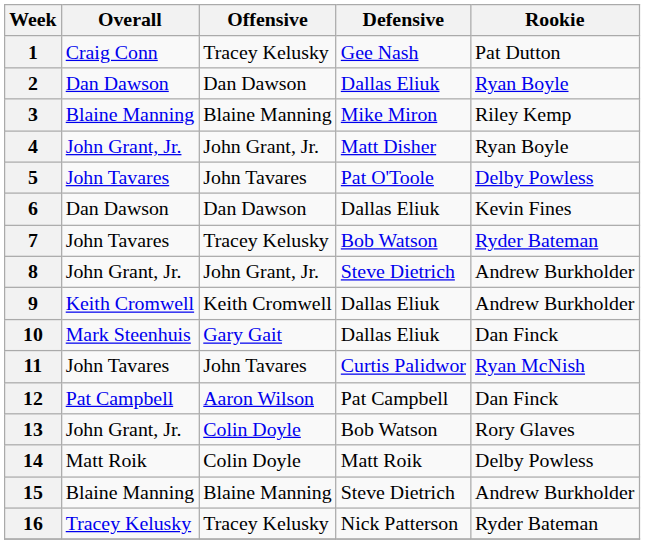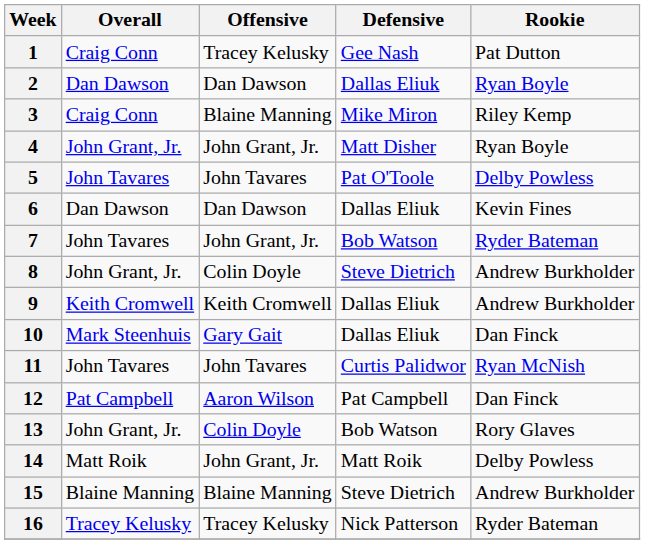(130, 114) Blaine Manning -> (112, 114) Craig Conn
(266, 240) Tracey Kelusky -> (261, 240) John Grant, Jr.
(261, 271) John Grant, Jr. -> (252, 271) Colin Doyle
(252, 460) Colin Doyle -> (261, 460) John Grant, Jr.
